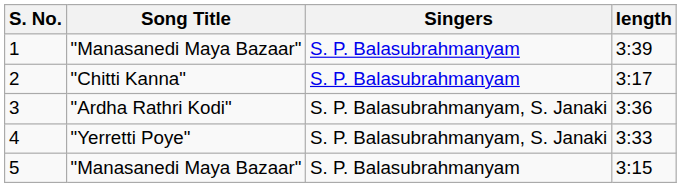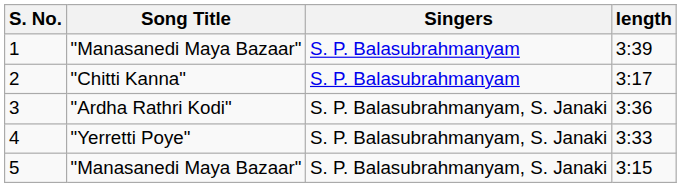(415, 167) S. P. Balasubrahmanyam -> (459, 167) S. P. Balasubrahmanyam, S. Janaki
